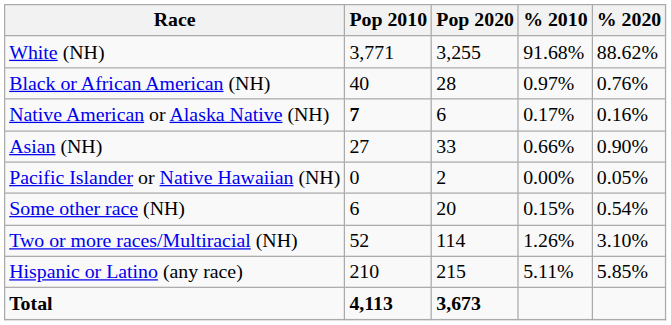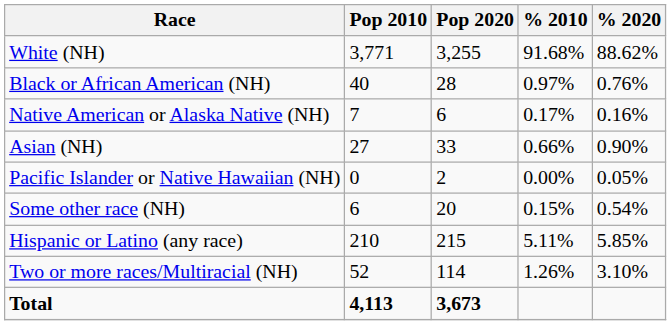(354, 114) bold -> (354, 114) normal
rows swapped: (153, 240) <-> (126, 271)
